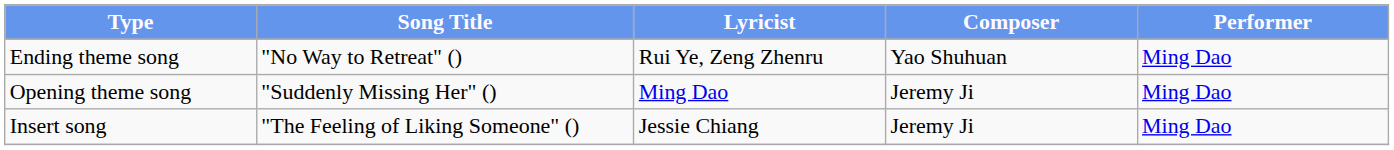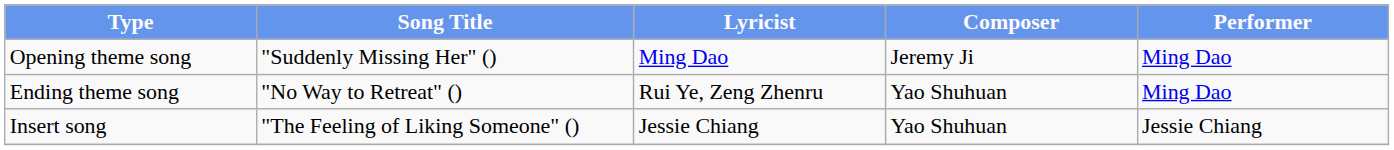rows swapped: (100, 91) <-> (94, 56)
(932, 126) Jeremy Ji -> (949, 126) Yao Shuhuan
(1187, 126) Ming Dao -> (1202, 126) Jessie Chiang
